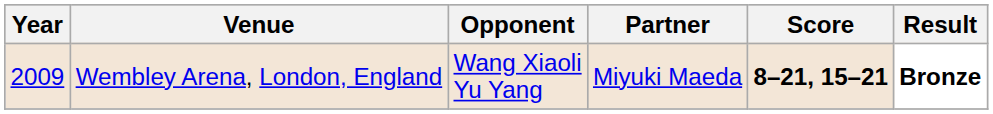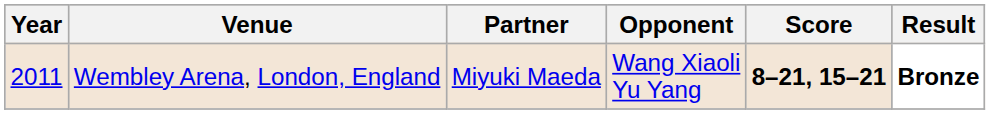columns swapped: (668, 24) <-> (518, 24)
(37, 76) 2009 -> (37, 76) 2011
